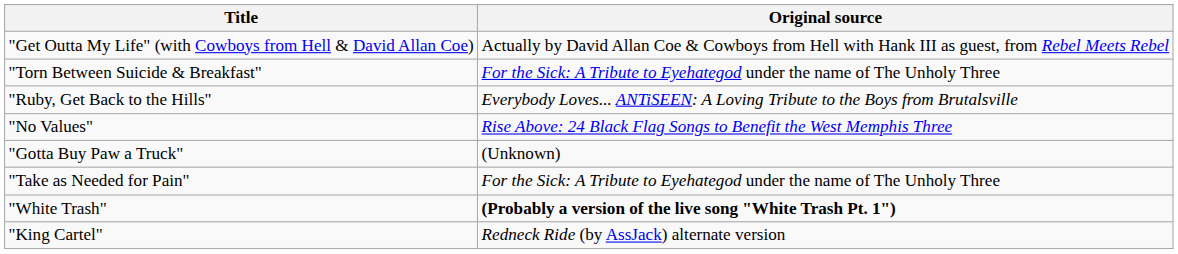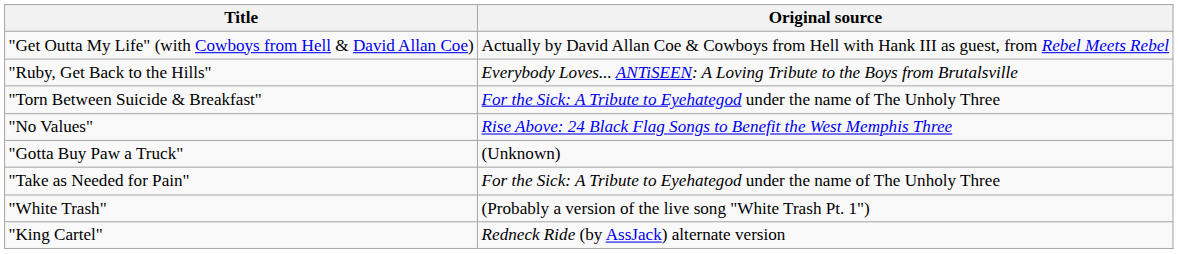rows swapped: (110, 99) <-> (135, 72)
(689, 208) bold -> (676, 208) normal
